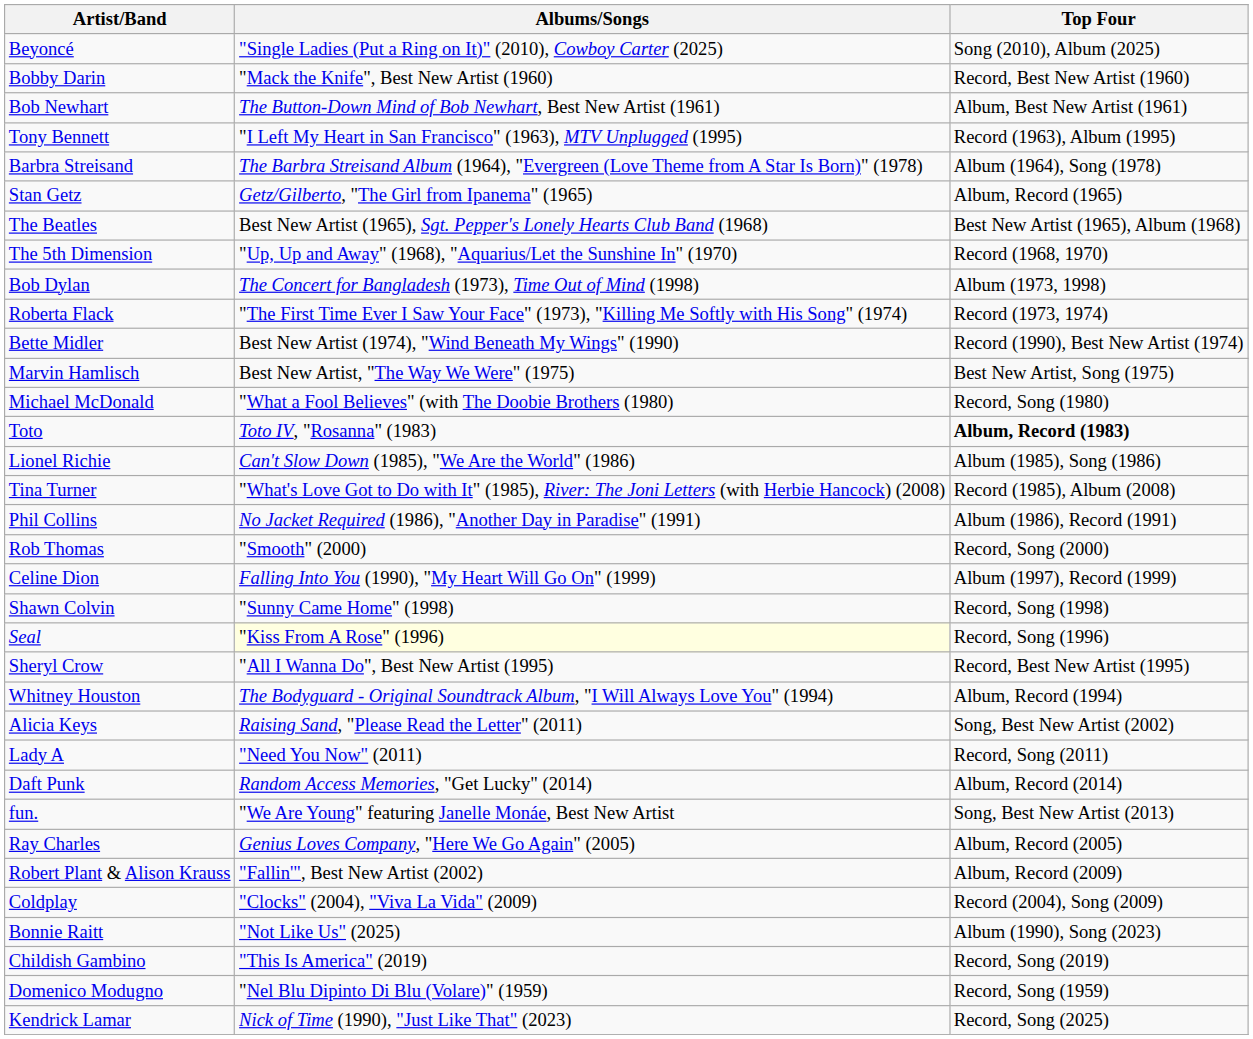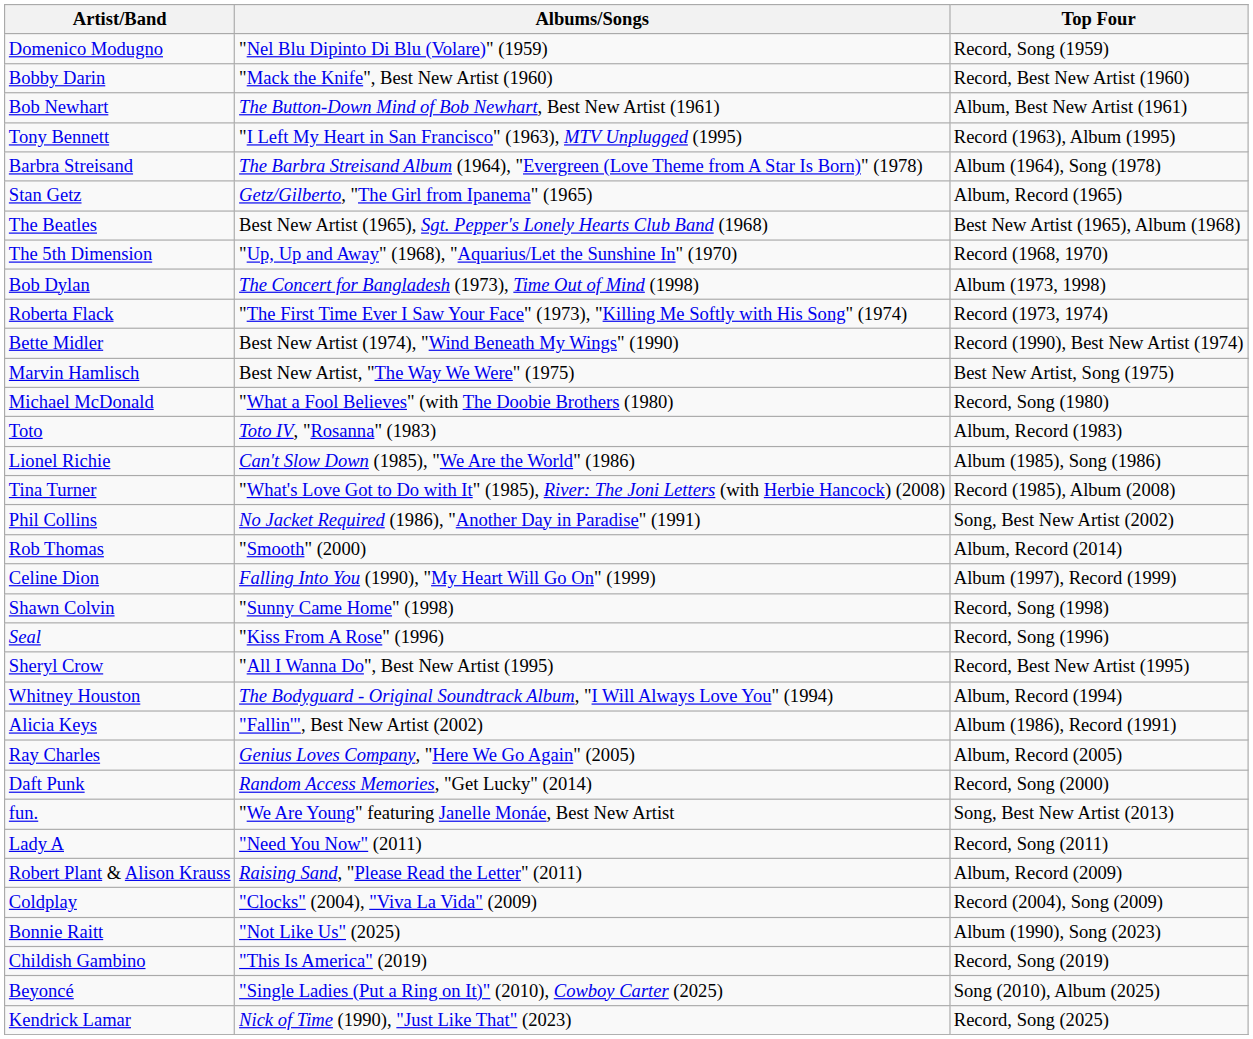rows swapped: (86, 990) <-> (41, 48)
(1042, 431) bold -> (1038, 431) normal
(1065, 519) Album (1986), Record (1991) -> (1064, 519) Song, Best New Artist (2002)
(1031, 549) Record, Song (2000) -> (1038, 549) Album, Record (2014)
(342, 637) lightyellow background -> (342, 637) no background
(410, 725) Raising Sand, "Please Read the Letter" (2011) -> (361, 725) "Fallin'", Best New Artist (2002)
(1064, 725) Song, Best New Artist (2002) -> (1065, 725) Album (1986), Record (1991)
rows swapped: (54, 843) <-> (36, 755)
(1038, 784) Album, Record (2014) -> (1031, 784) Record, Song (2000)
(361, 872) "Fallin'", Best New Artist (2002) -> (410, 872) Raising Sand, "Please Read the Letter" (2011)
